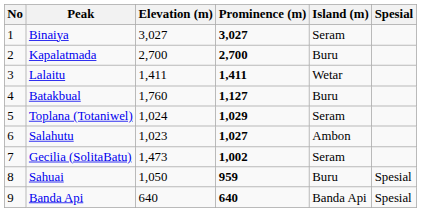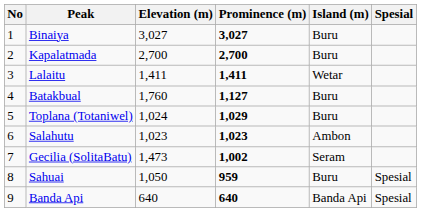(329, 34) Seram -> (325, 34) Buru
(329, 116) Seram -> (325, 116) Buru
(233, 136) 1,027 -> (233, 136) 1,023
